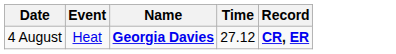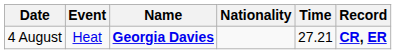+ column: (256, 15)
(238, 37) 27.12 -> (315, 37) 27.21
